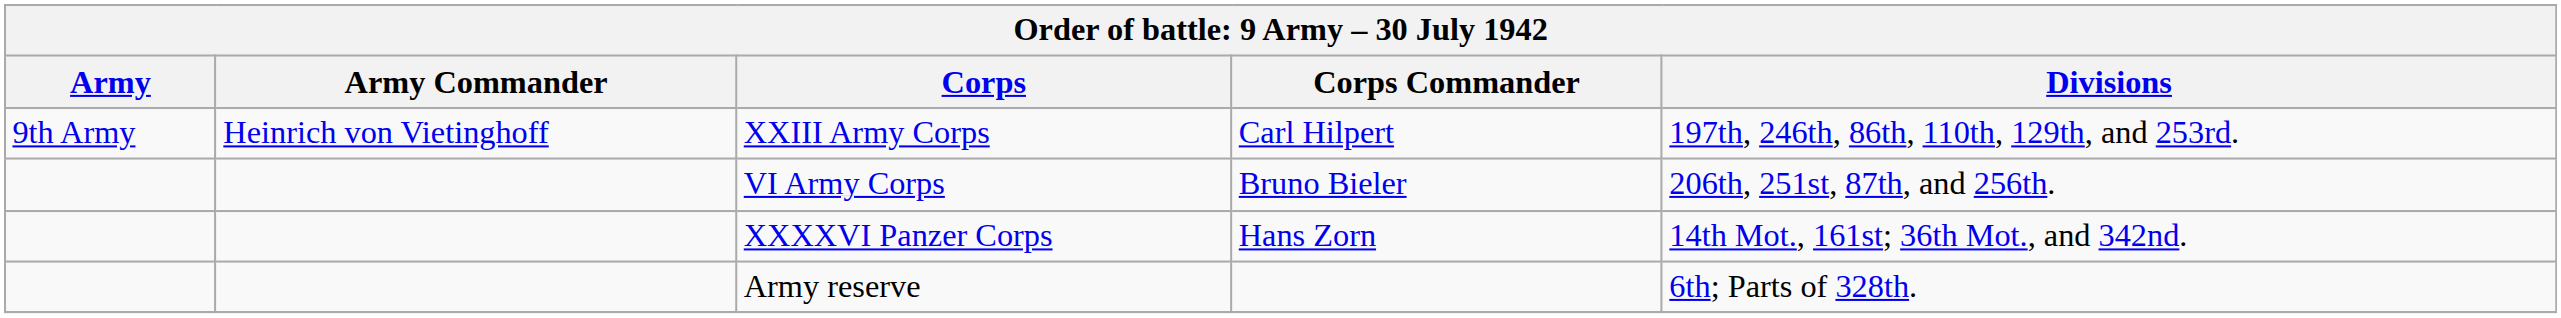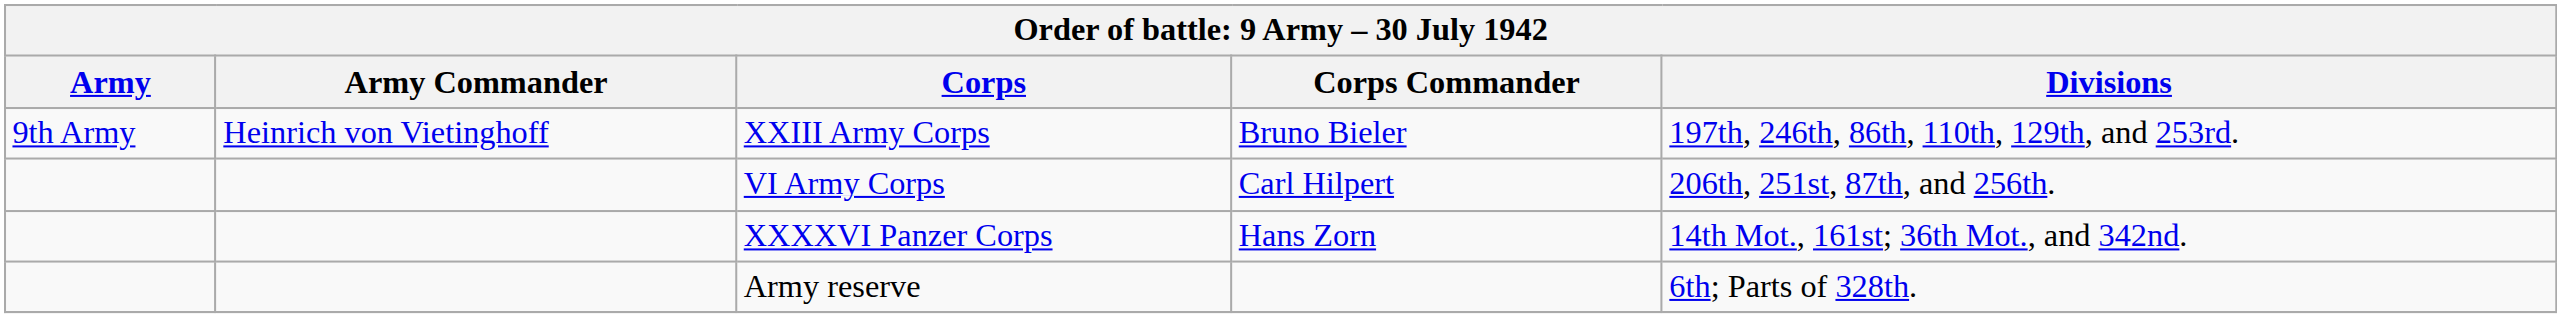(1316, 132) Carl Hilpert -> (1323, 132) Bruno Bieler
(1323, 183) Bruno Bieler -> (1316, 183) Carl Hilpert
